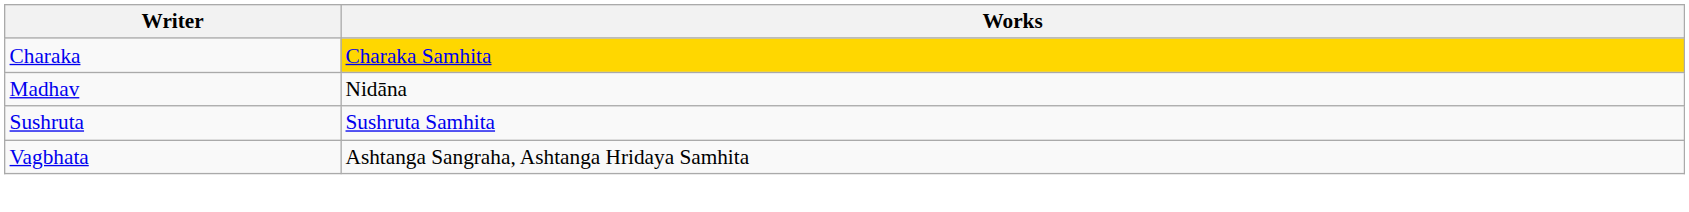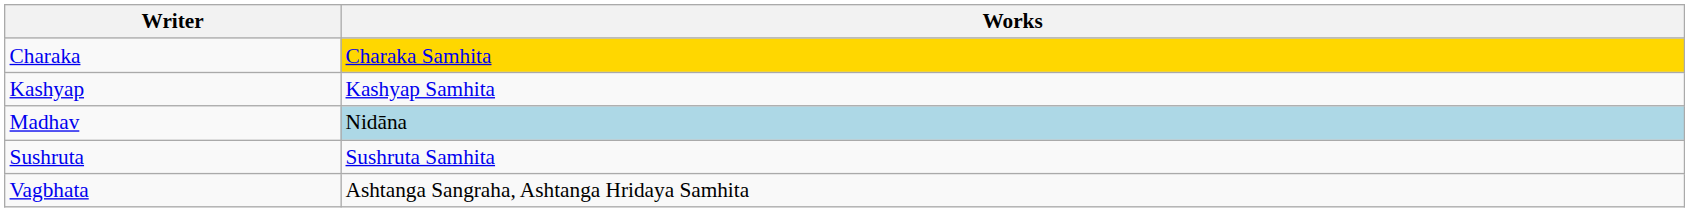+ row: (47, 88)
(376, 88) no background -> (376, 122) lightblue background
